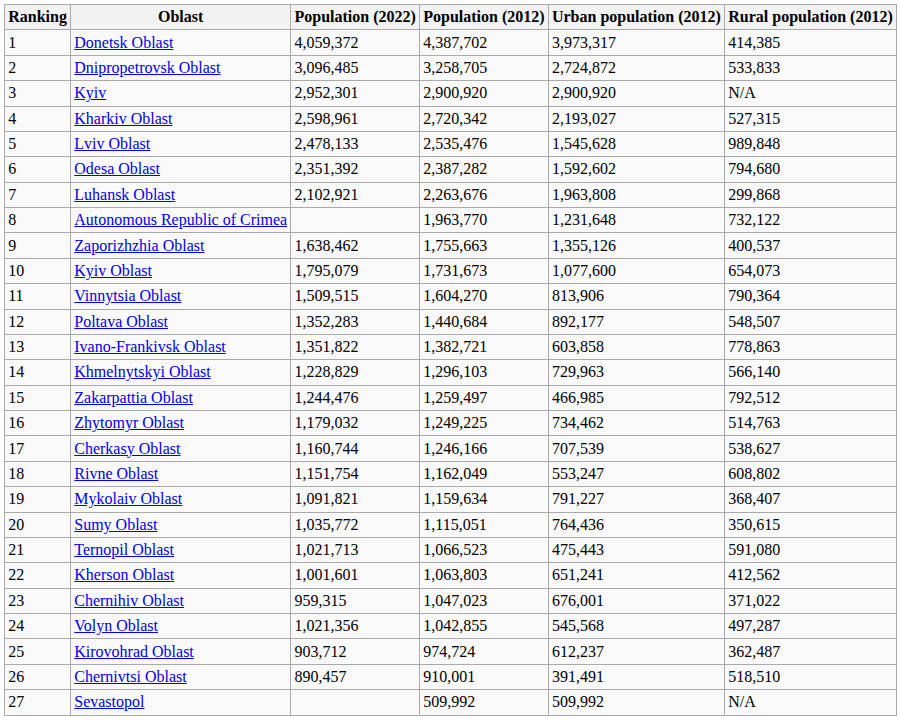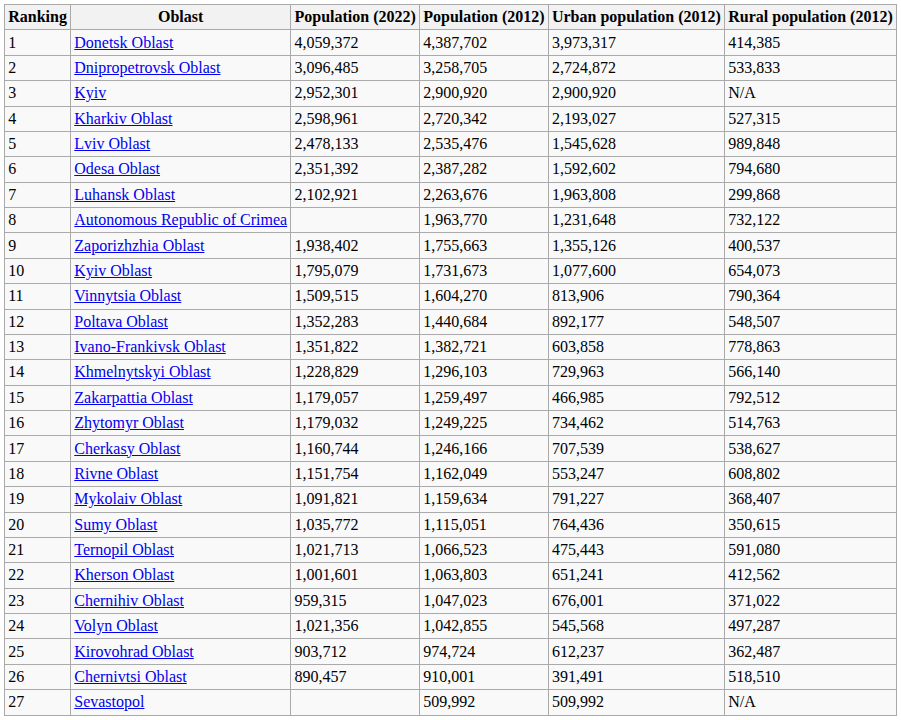(326, 245) 1,638,462 -> (326, 245) 1,938,402
(326, 397) 1,244,476 -> (326, 397) 1,179,057
